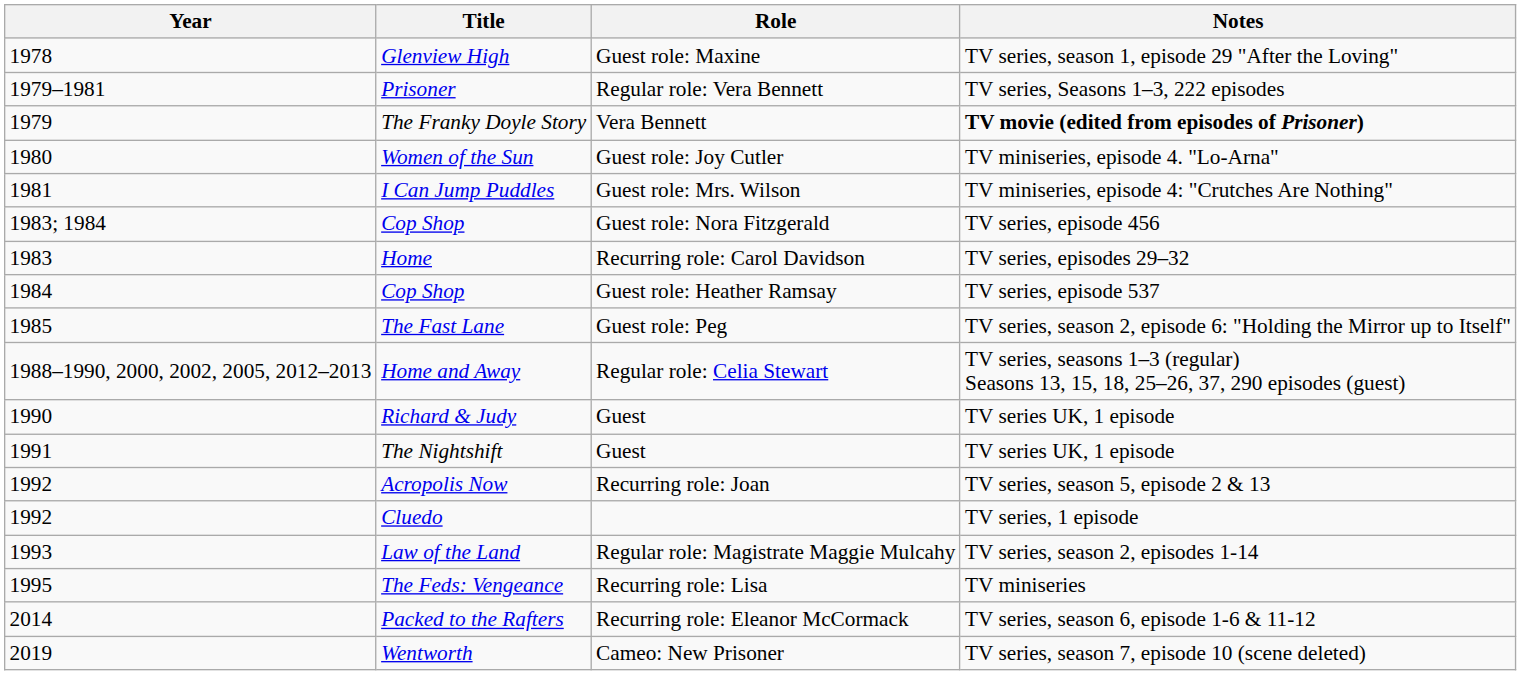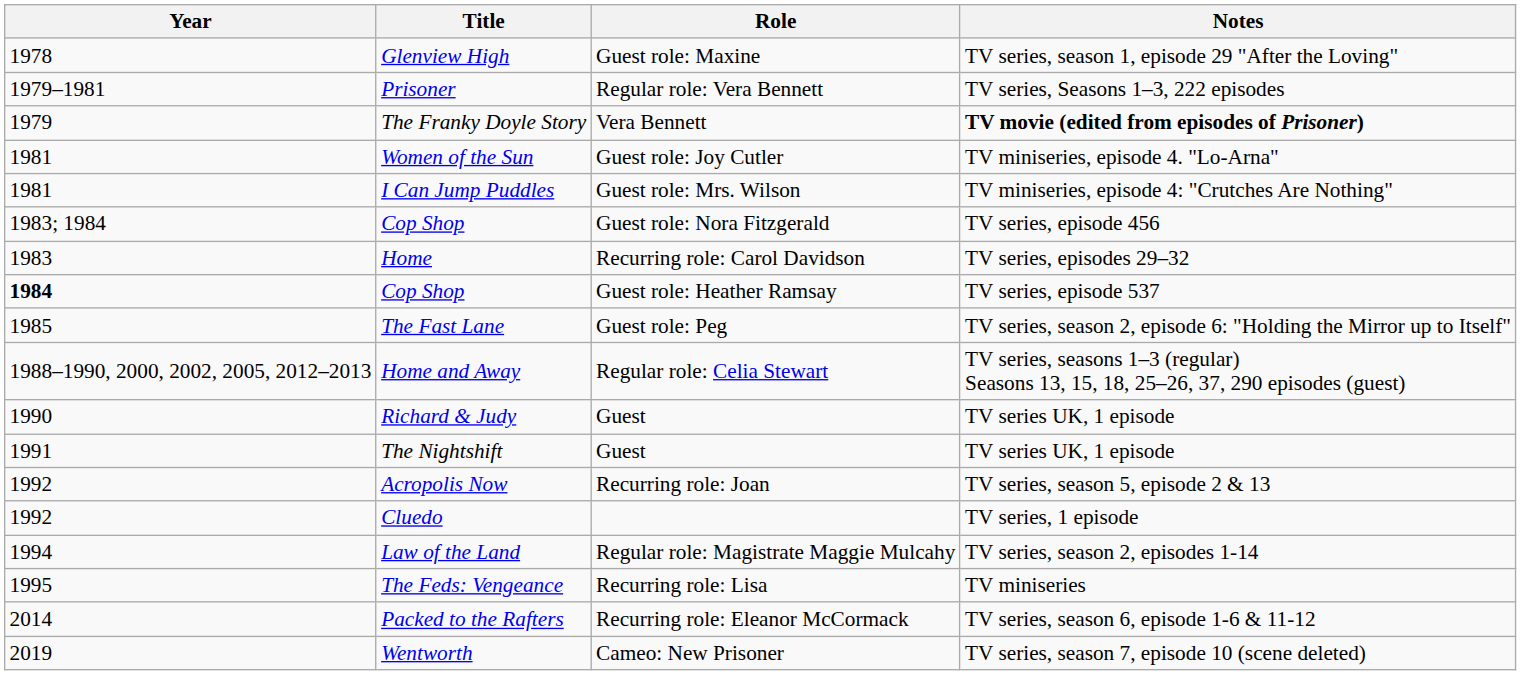(31, 156) 1980 -> (31, 156) 1981
(31, 291) normal -> (31, 291) bold
(31, 551) 1993 -> (31, 551) 1994
